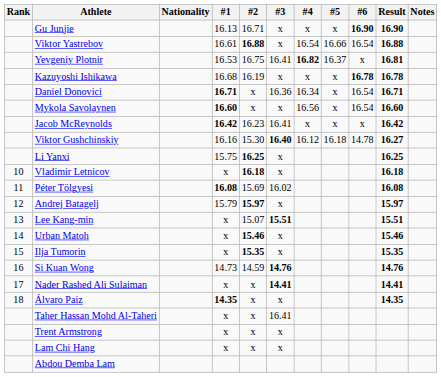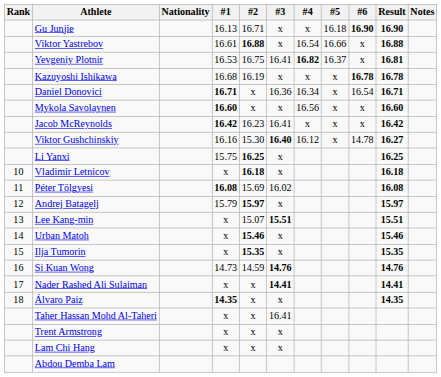(335, 28) x -> (335, 28) 16.18
(362, 44) 16.54 -> (362, 44) x
(362, 108) 16.54 -> (362, 108) x
(335, 140) 16.18 -> (335, 140) x
